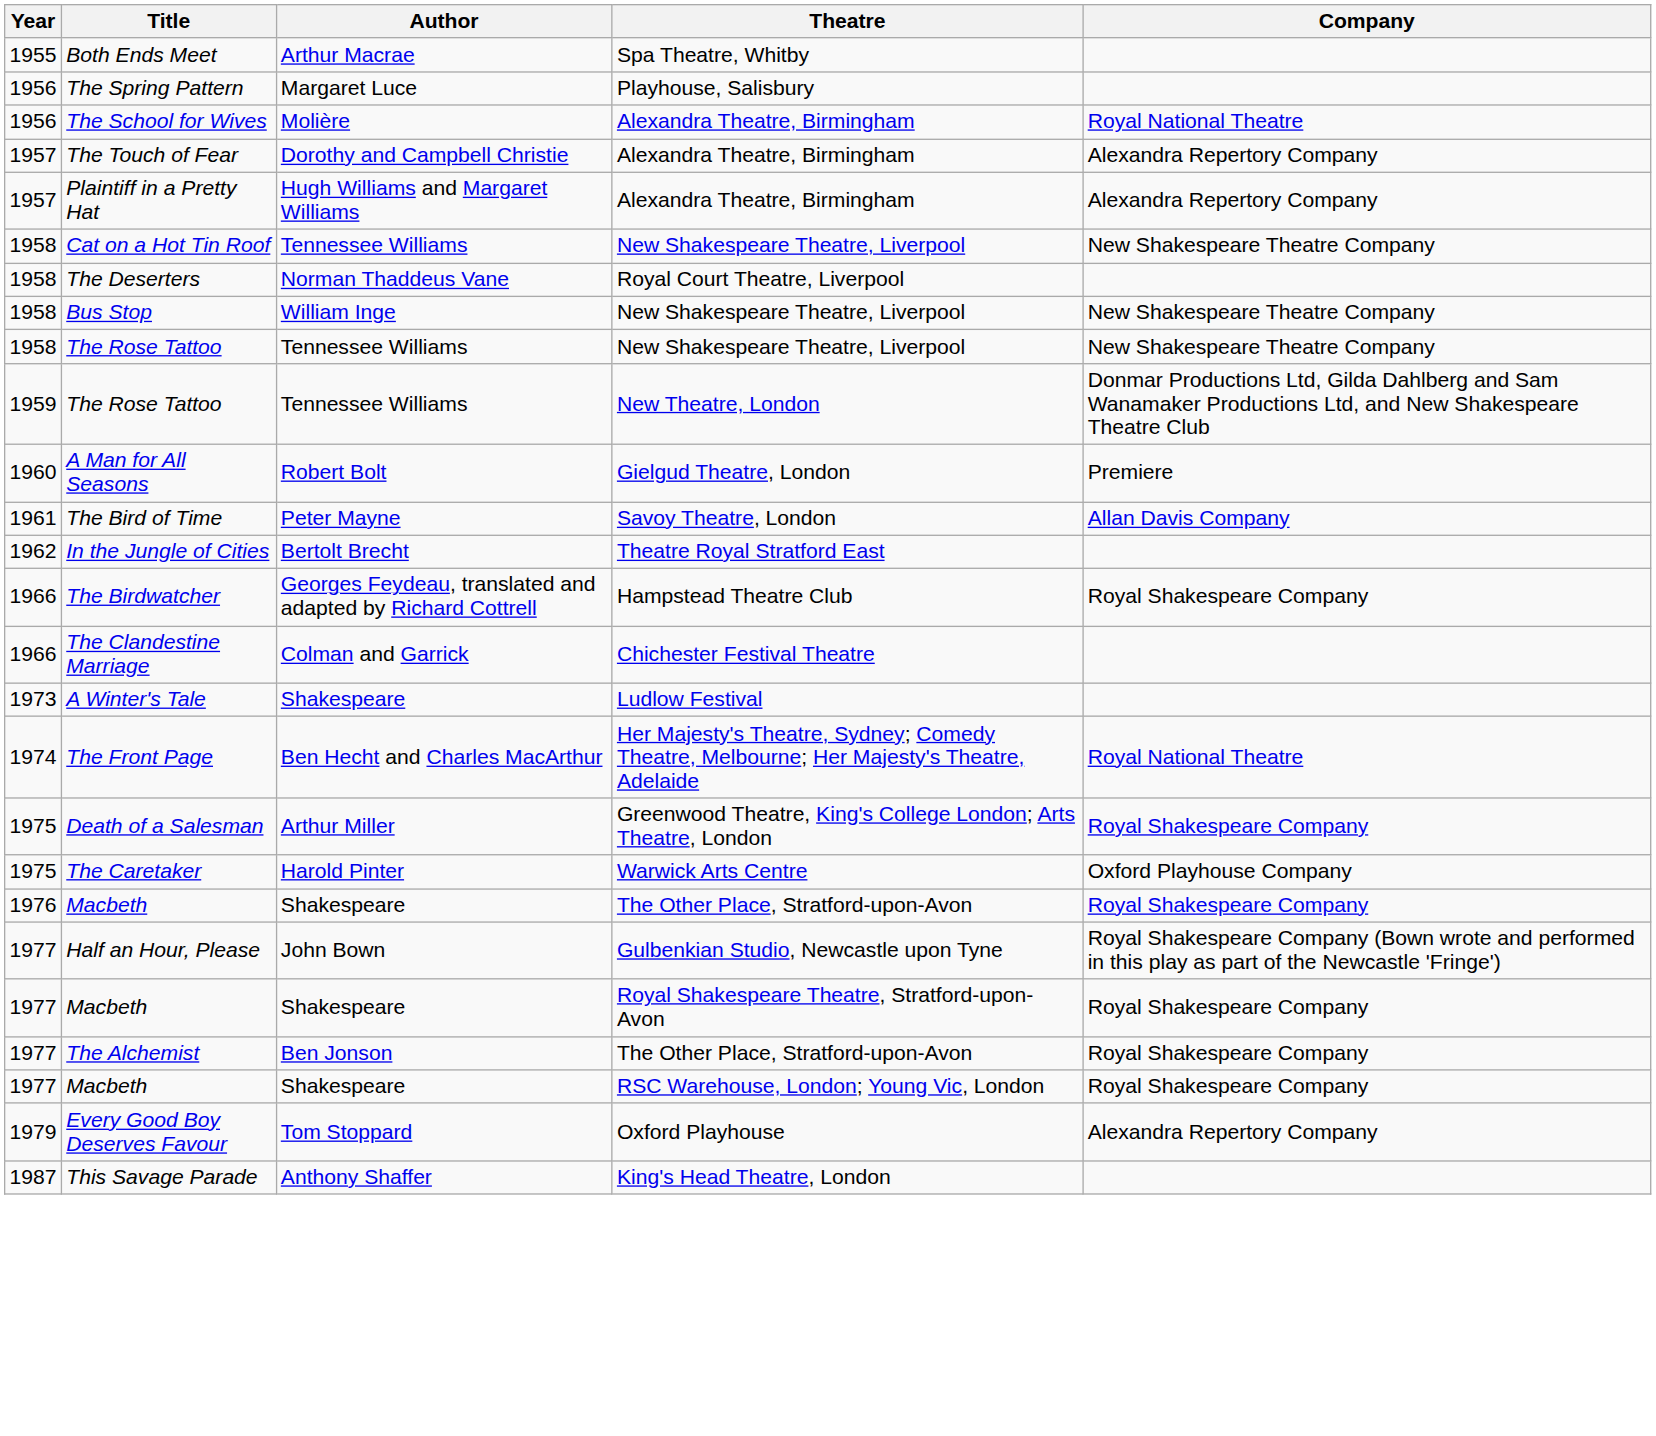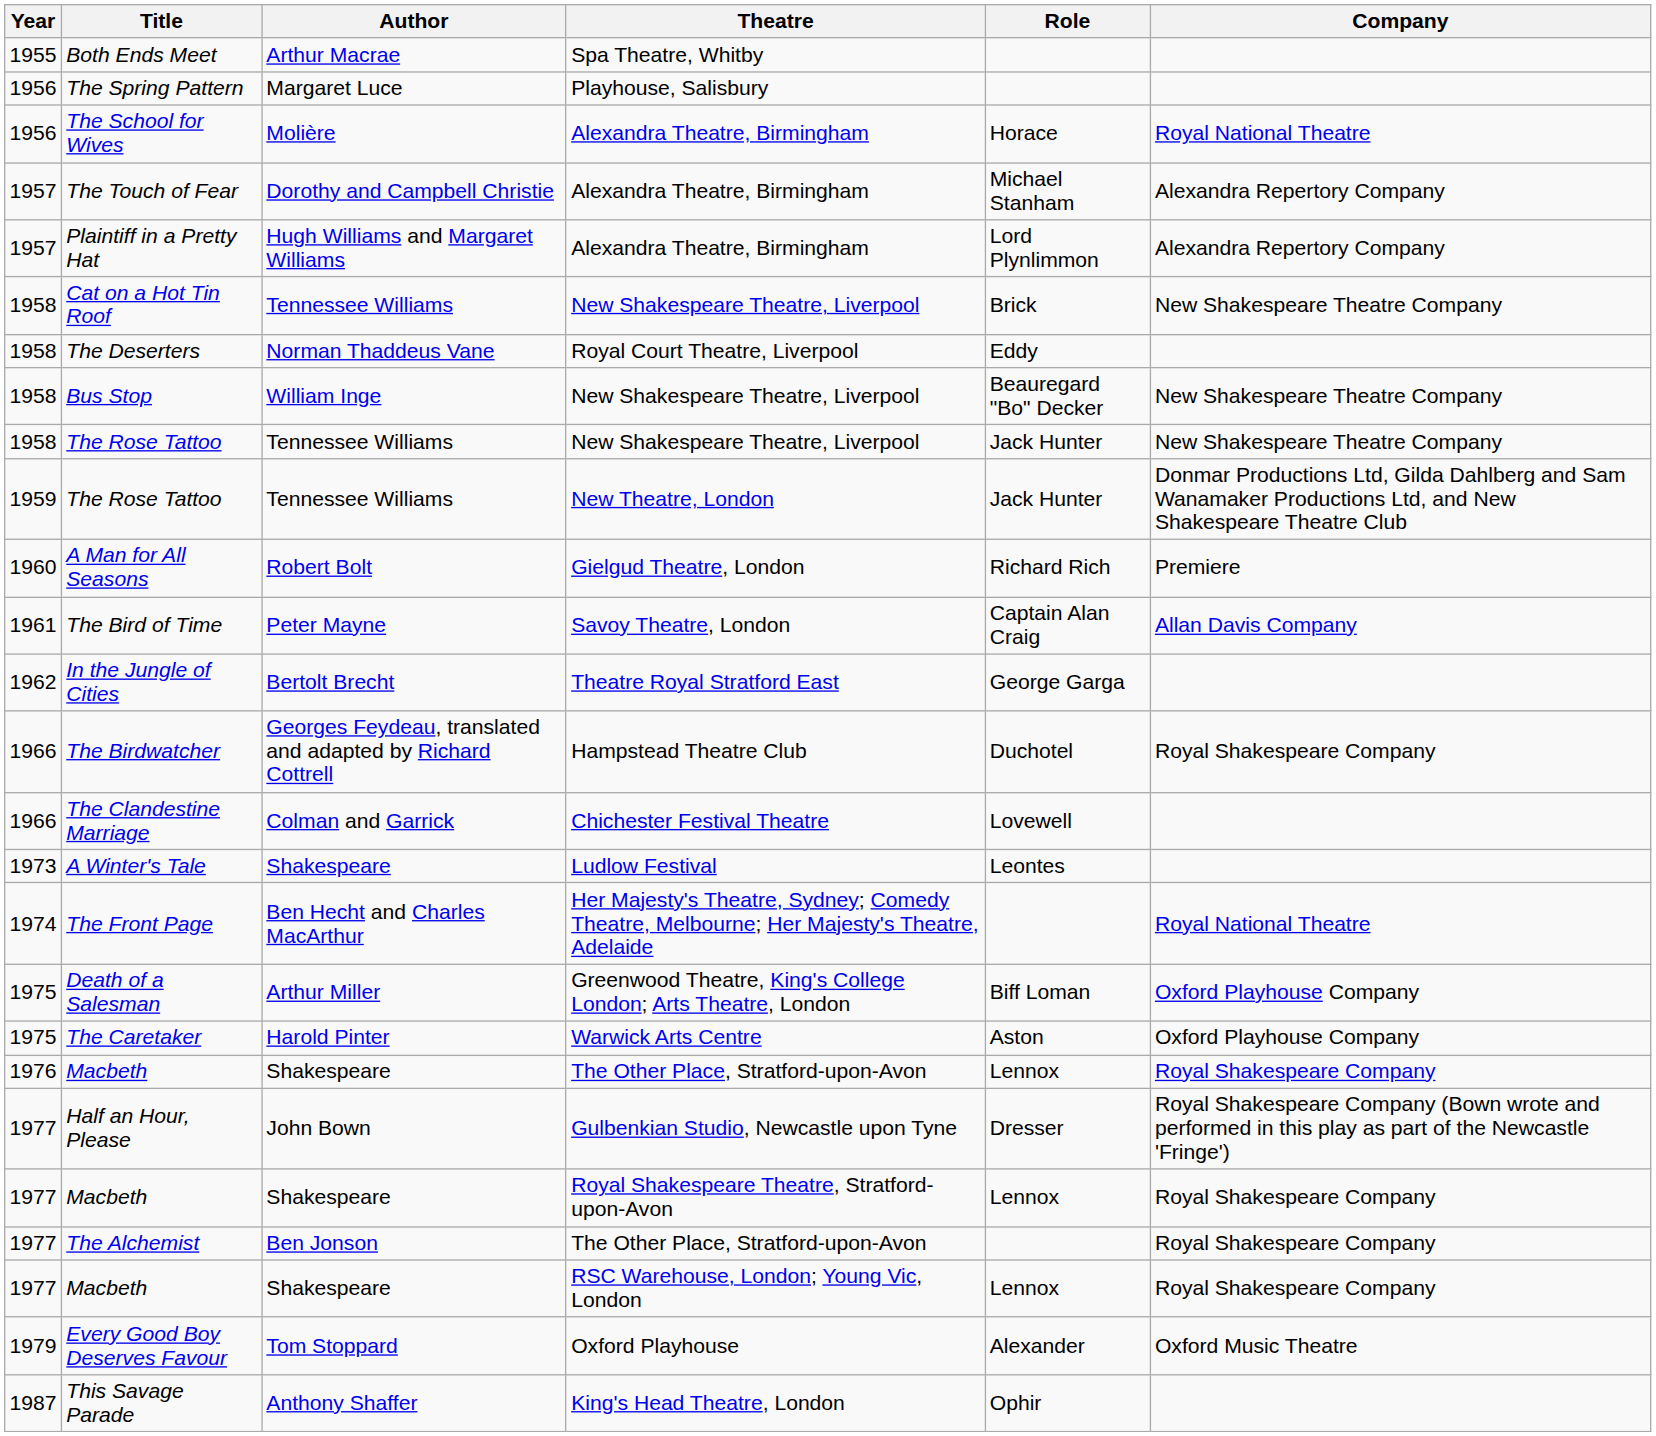+ column: (1067, 21)
(1228, 826) Royal Shakespeare Company -> (1287, 992) Oxford Playhouse Company
(1233, 1131) Alexandra Repertory Company -> (1256, 1345) Oxford Music Theatre
